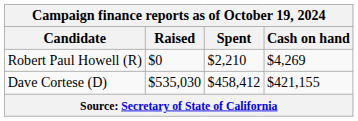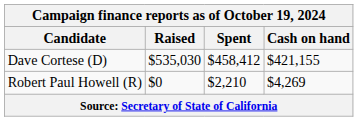rows swapped: (57, 82) <-> (75, 60)
